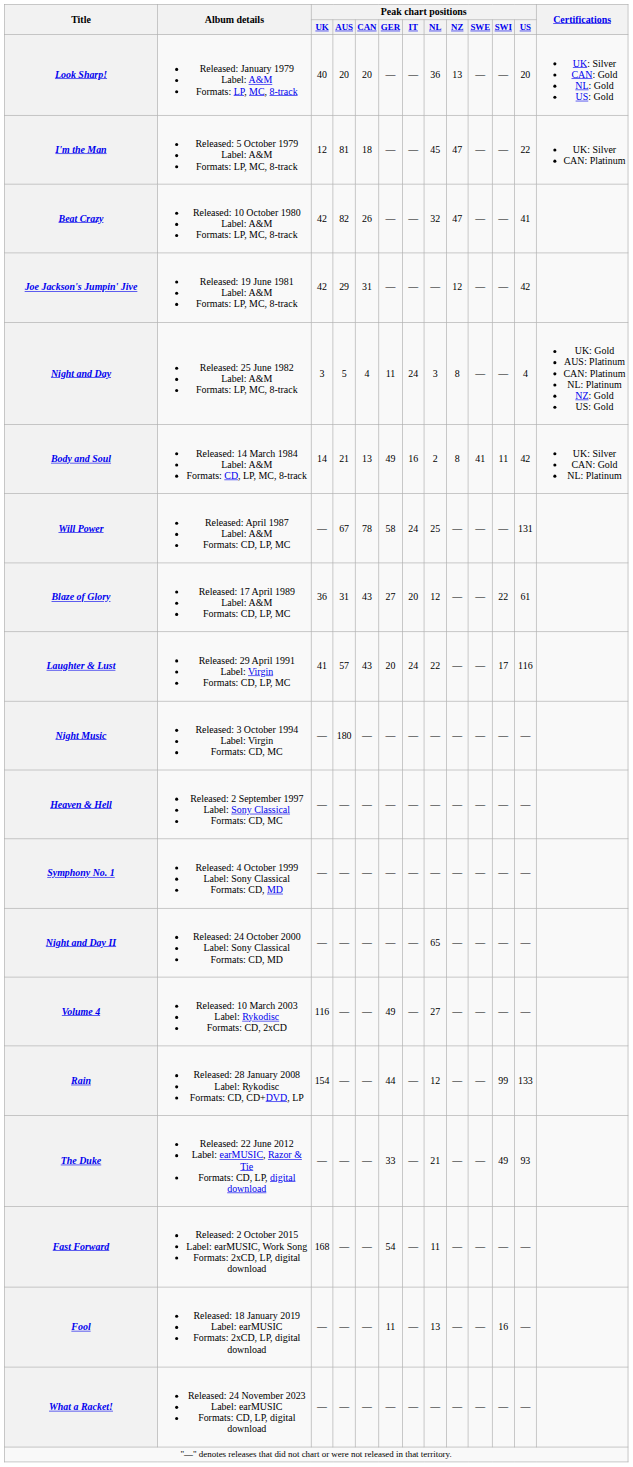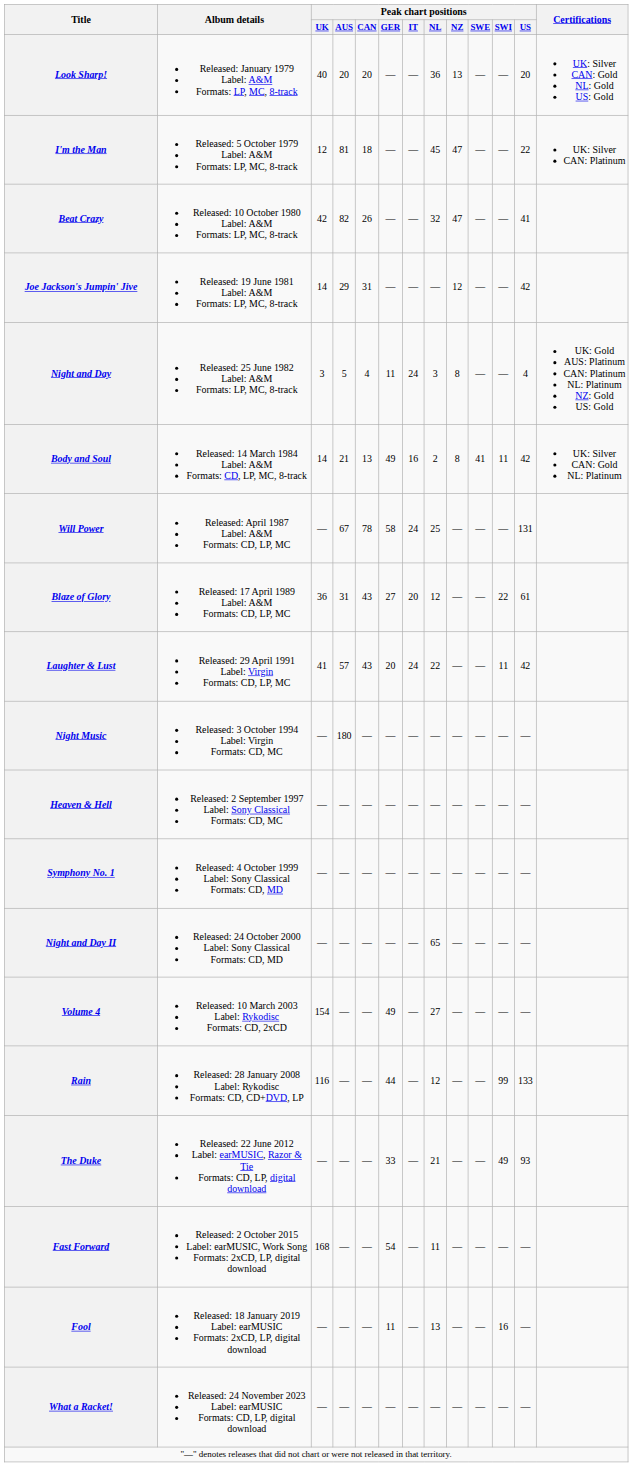(322, 287) 42 -> (322, 287) 14
(503, 666) 17 -> (503, 666) 11
(525, 666) 116 -> (525, 666) 42
(322, 1011) 116 -> (322, 1011) 154
(322, 1080) 154 -> (322, 1080) 116
